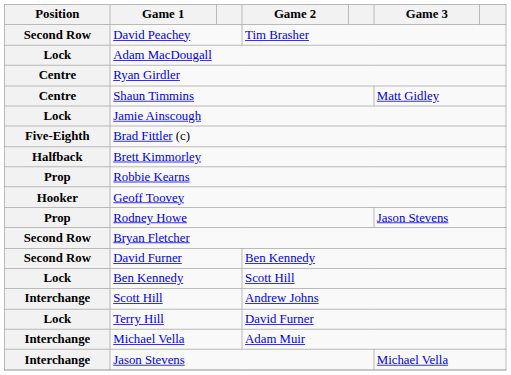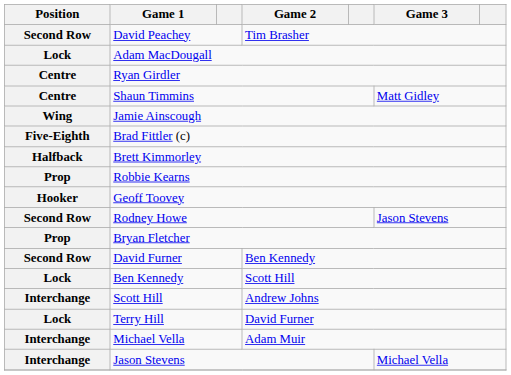(57, 116) Lock -> (57, 116) Wing
(57, 217) Prop -> (57, 217) Second Row
(57, 237) Second Row -> (57, 237) Prop
